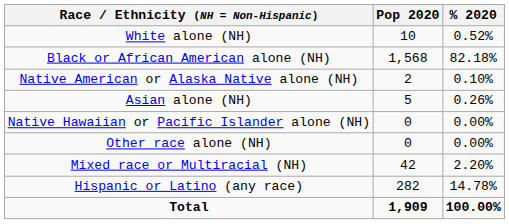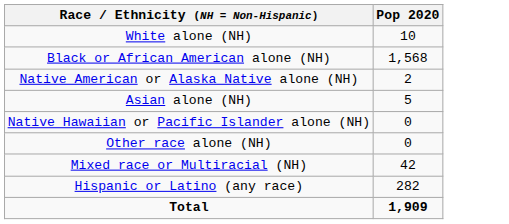- column: (473, 15)
